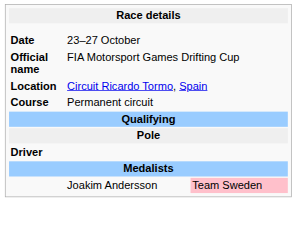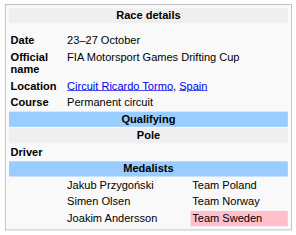+ row: (37, 186)
+ row: (37, 202)
